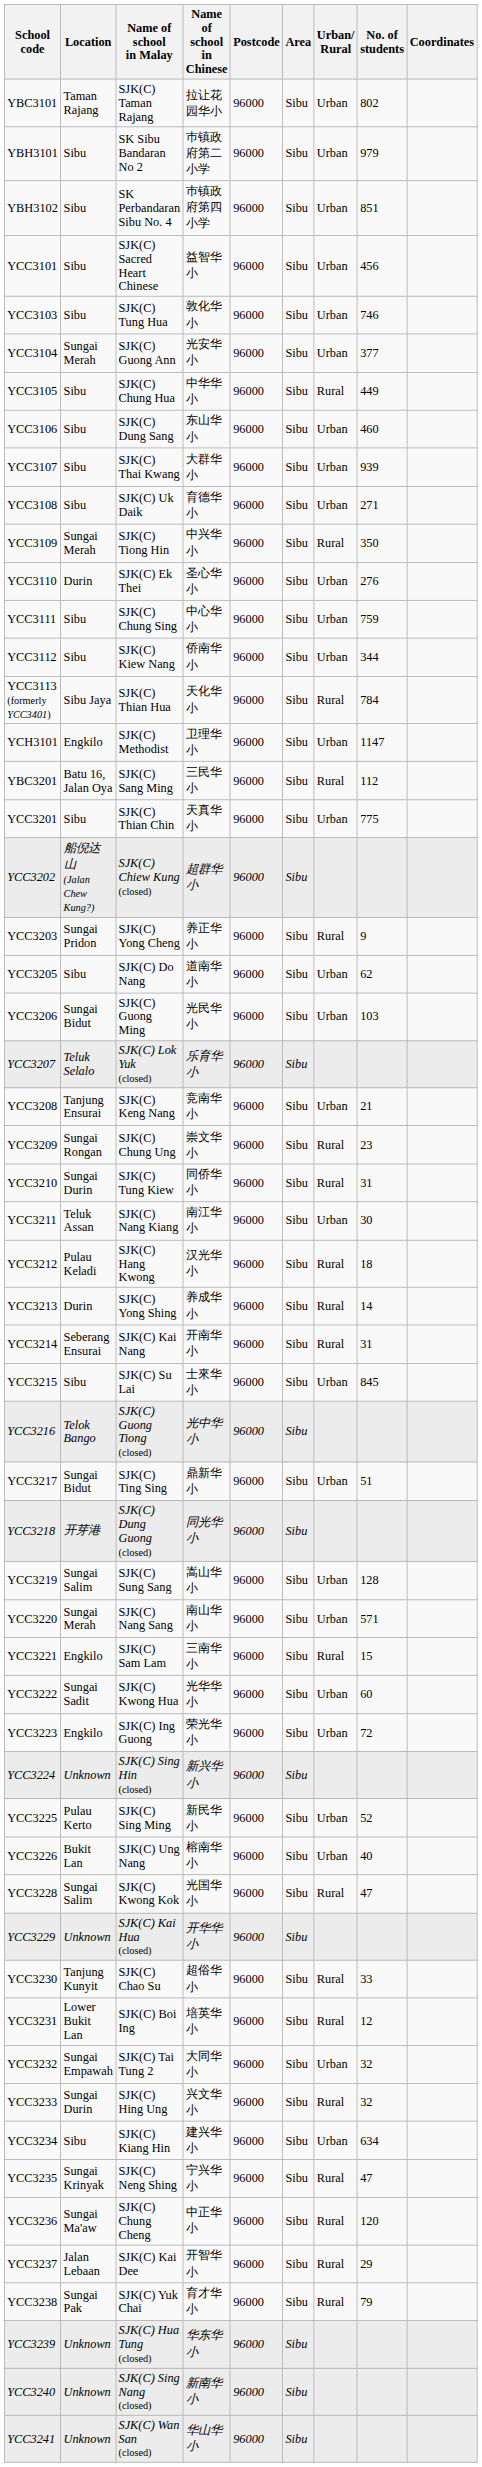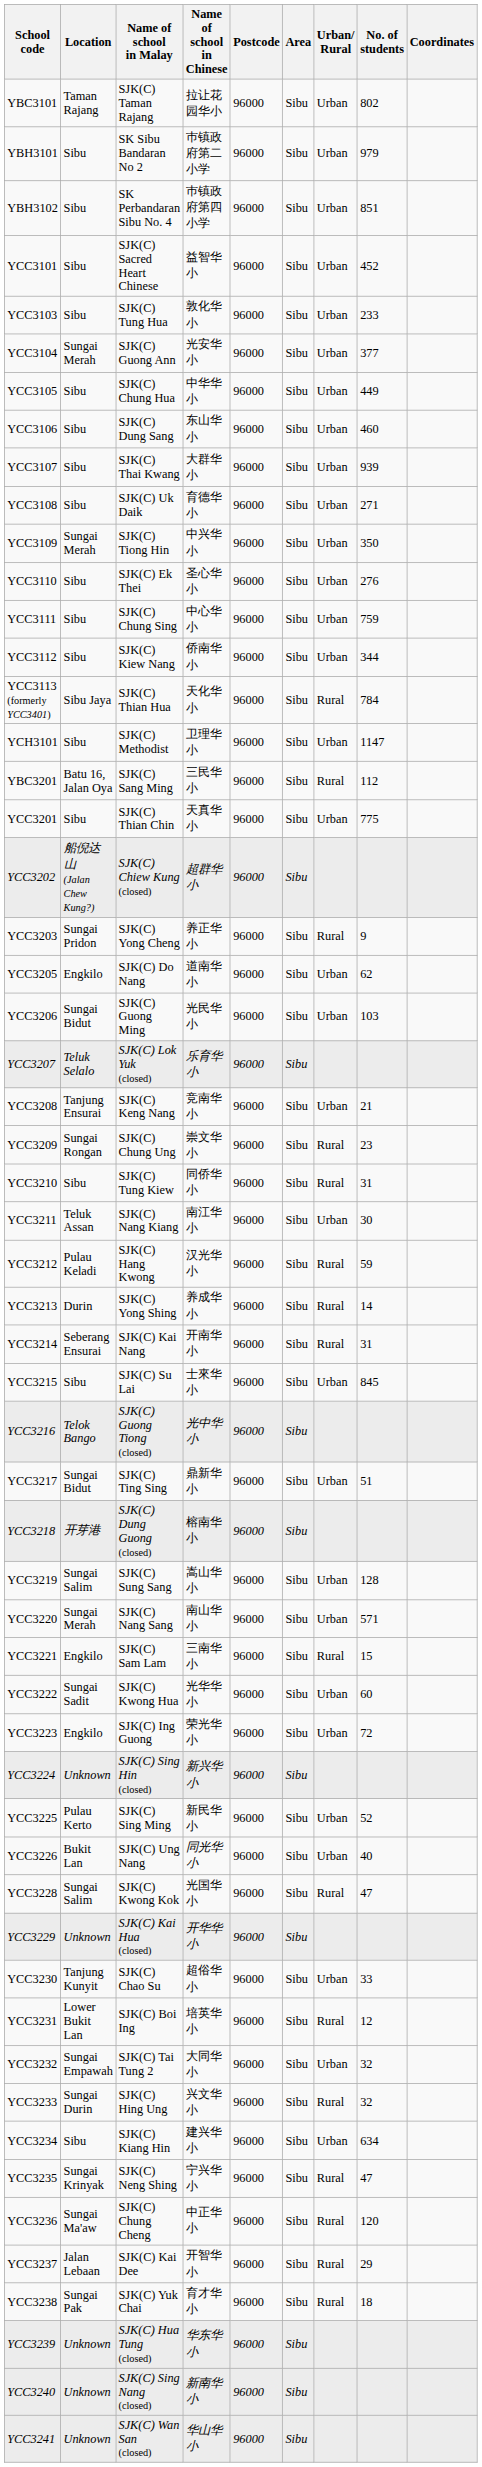(369, 265) 456 -> (369, 265) 452
(369, 315) 746 -> (369, 315) 233
(331, 391) Rural -> (332, 391) Urban
(331, 543) Rural -> (332, 543) Urban
(78, 581) Durin -> (75, 581) Sibu
(83, 742) Engkilo -> (75, 742) Sibu
(75, 974) Sibu -> (83, 974) Engkilo
(81, 1182) Sungai Durin -> (75, 1182) Sibu
(366, 1263) 18 -> (366, 1263) 59
(204, 1530) 同光华小 -> (204, 1530) 榕南华小
(204, 1855) 榕南华小 -> (204, 1855) 同光华小
(331, 1979) Rural -> (332, 1979) Urban
(366, 2301) 79 -> (366, 2301) 18
